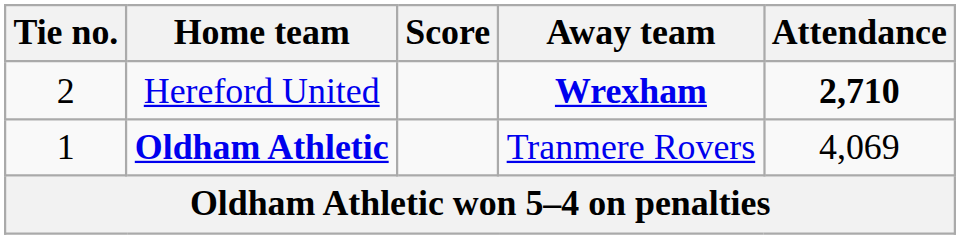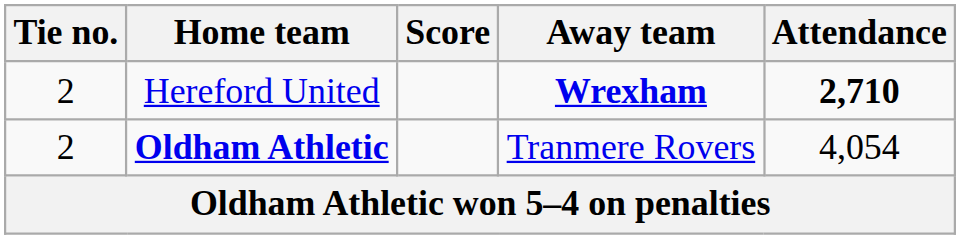(66, 146) 1 -> (66, 146) 2
(859, 146) 4,069 -> (859, 146) 4,054
